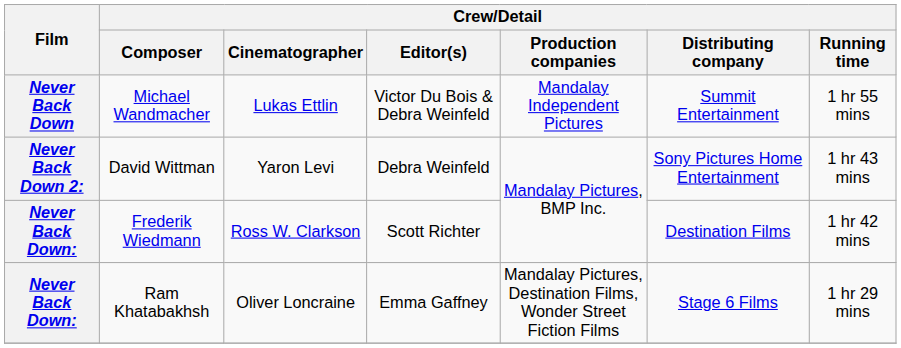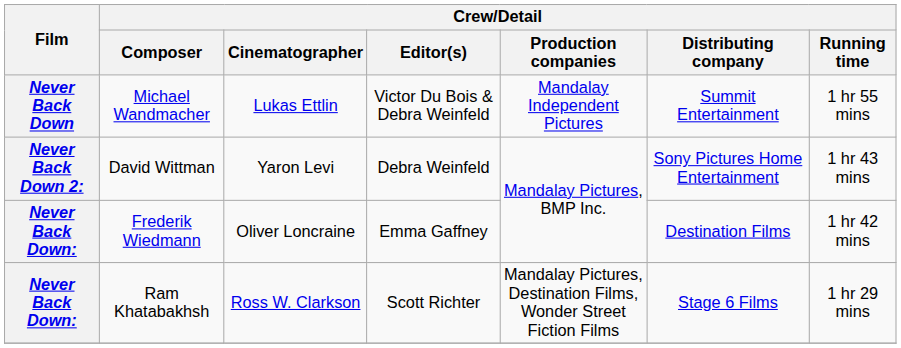(296, 231) Ross W. Clarkson -> (296, 231) Oliver Loncraine
(433, 231) Scott Richter -> (434, 231) Emma Gaffney
(296, 302) Oliver Loncraine -> (296, 302) Ross W. Clarkson
(434, 302) Emma Gaffney -> (433, 302) Scott Richter
